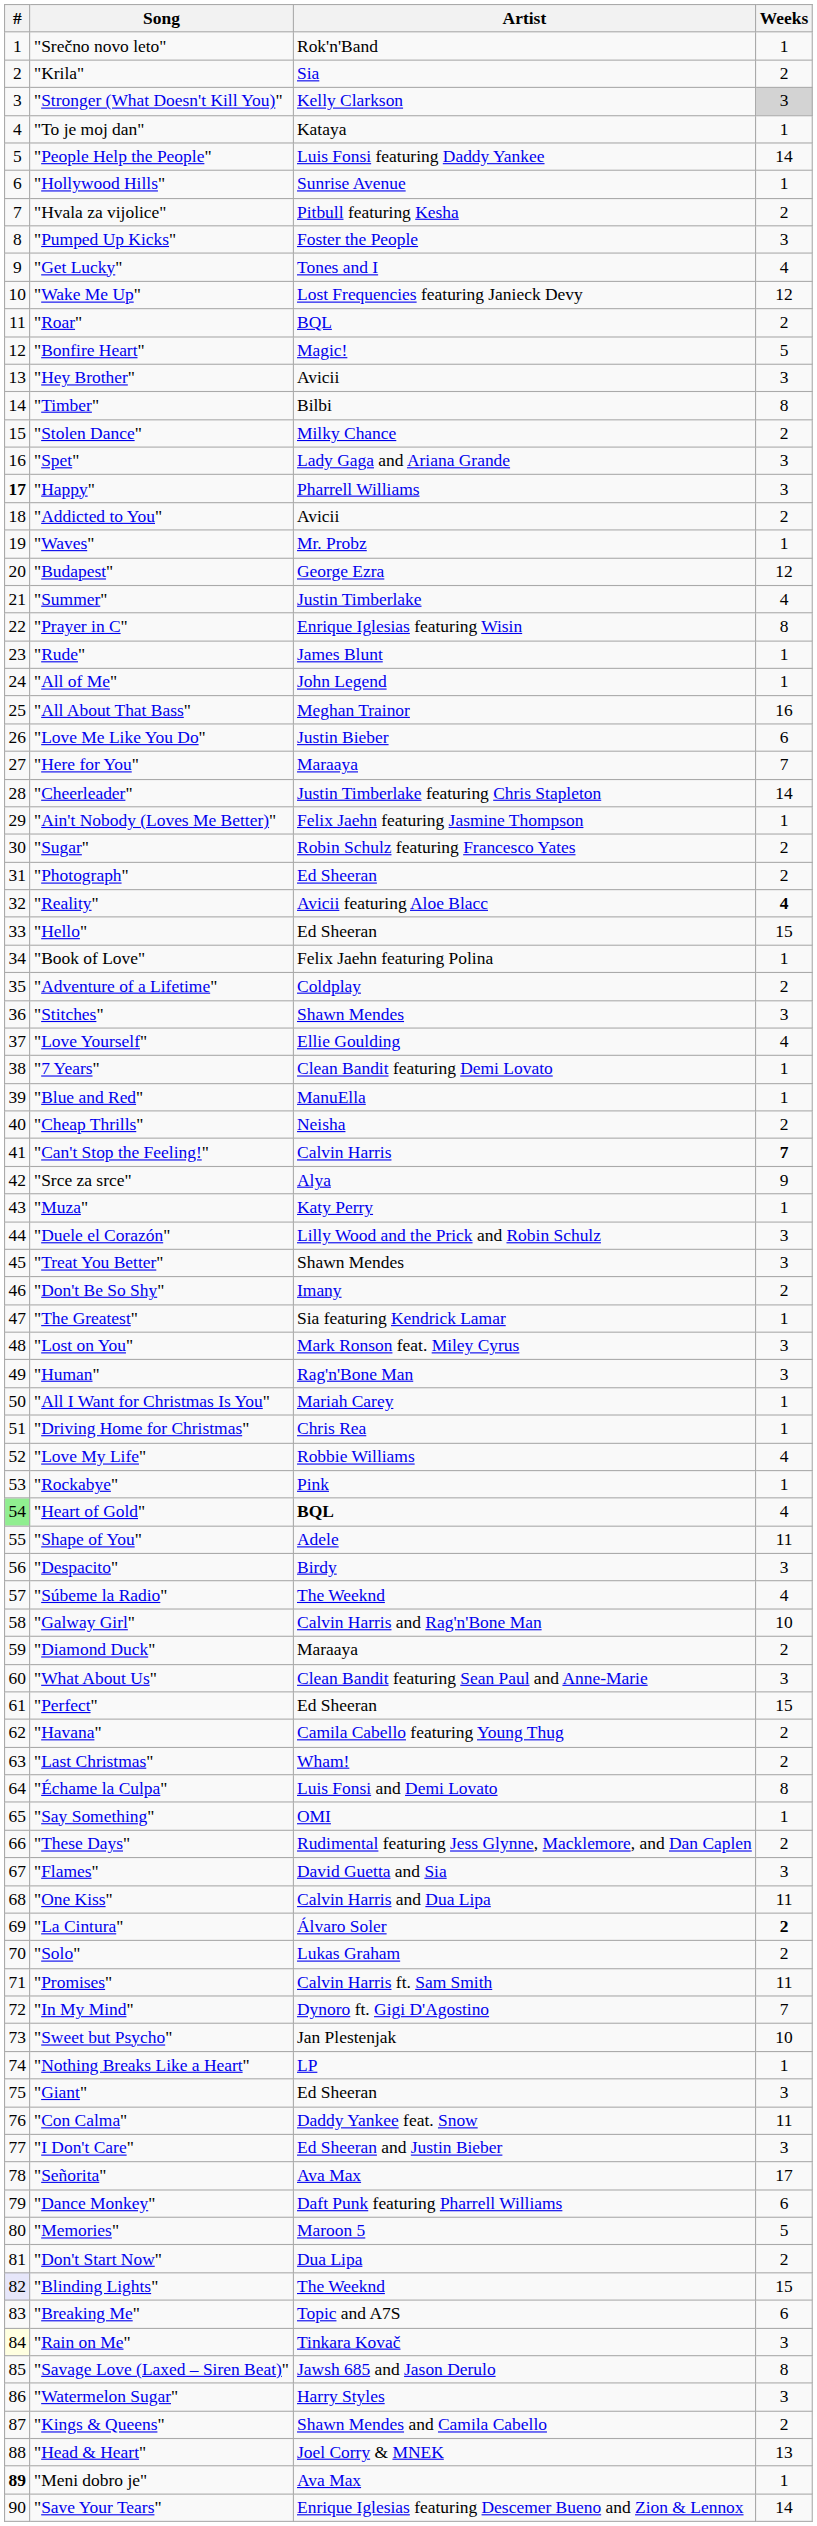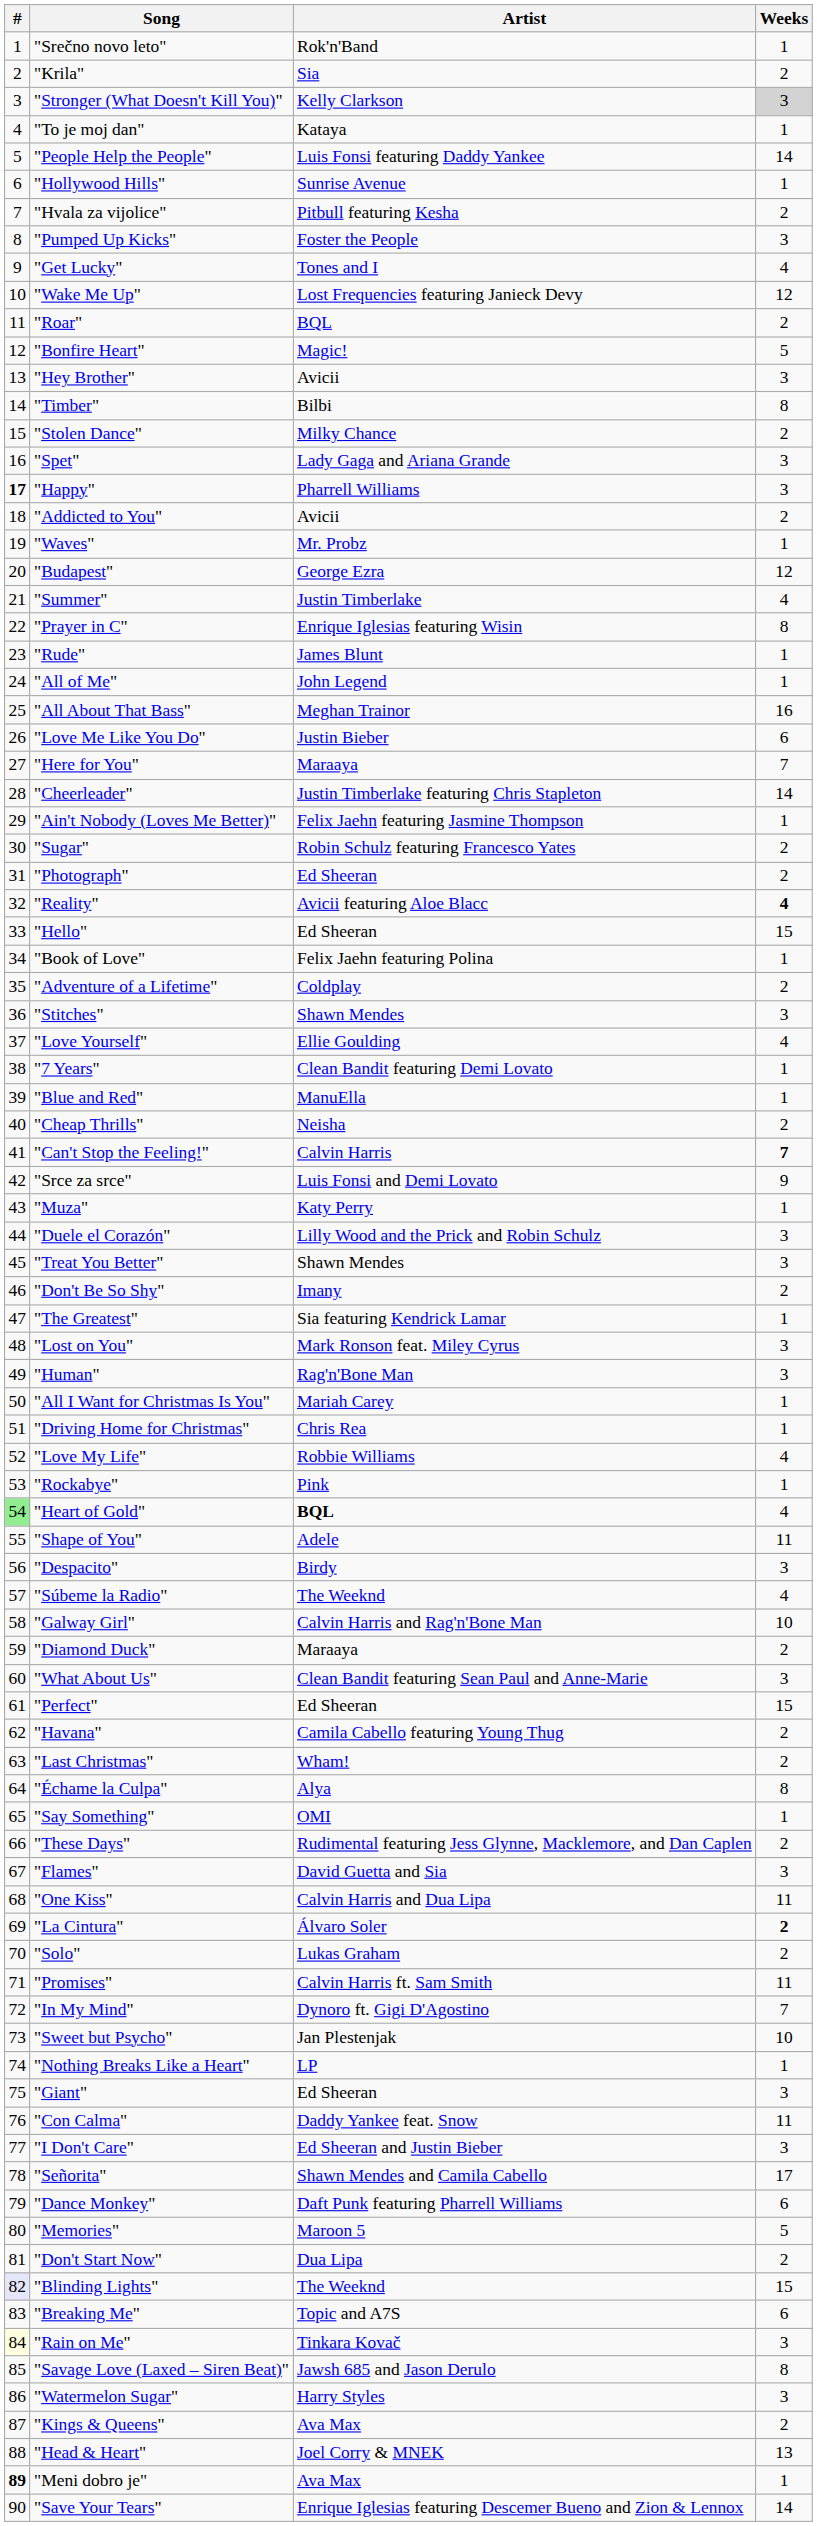(314, 1179) Alya -> (397, 1179) Luis Fonsi and Demi Lovato
(397, 1788) Luis Fonsi and Demi Lovato -> (314, 1788) Alya
(329, 2175) Ava Max -> (422, 2175) Shawn Mendes and Camila Cabello
(422, 2424) Shawn Mendes and Camila Cabello -> (329, 2424) Ava Max
